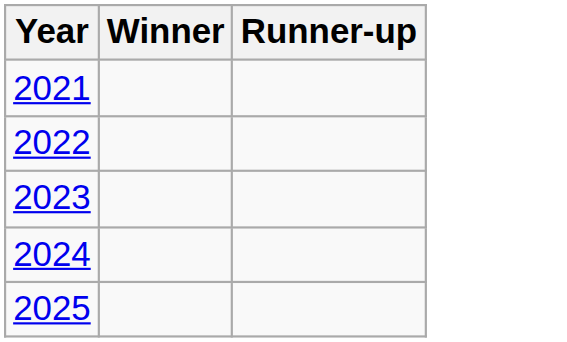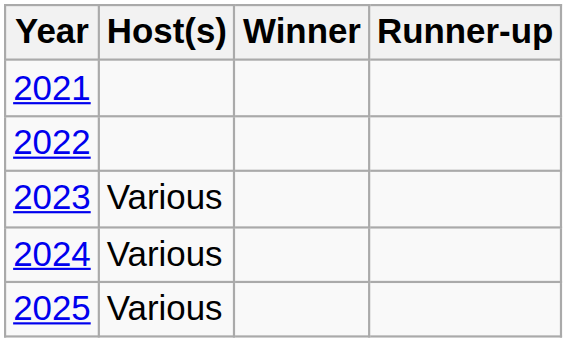+ column: (167, 32)
